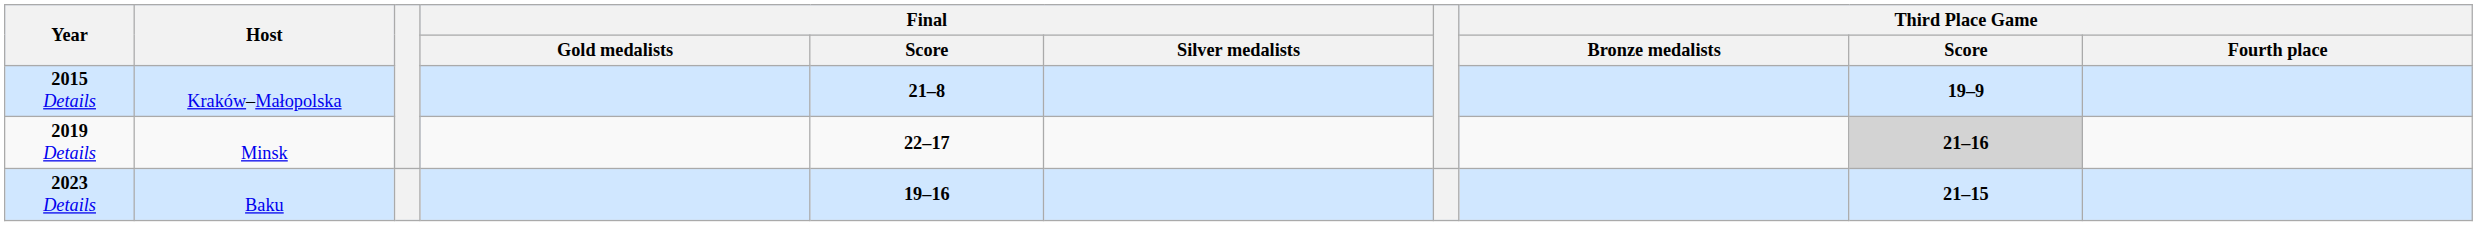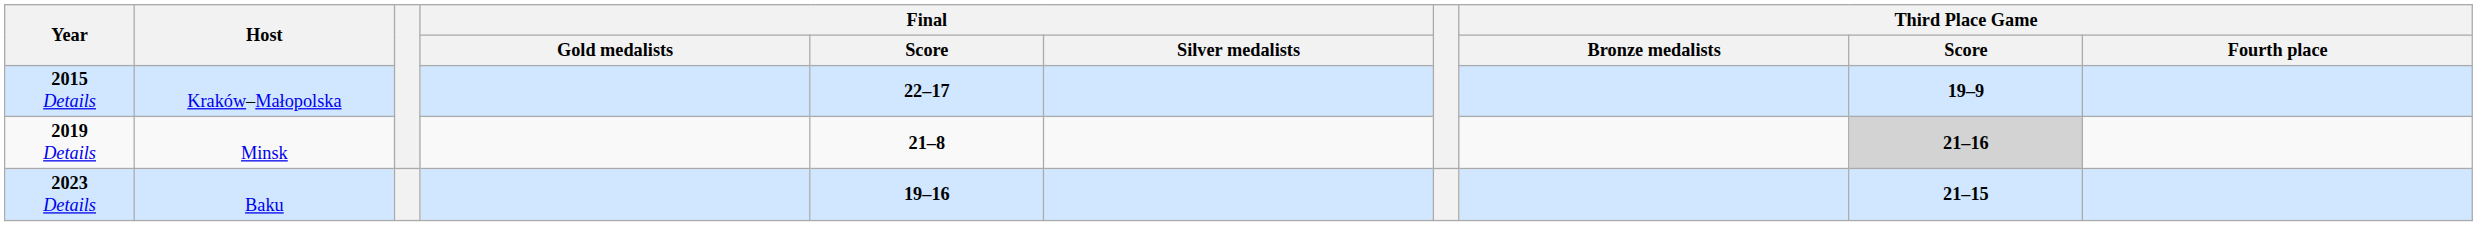(927, 91) 21–8 -> (927, 91) 22–17
(927, 142) 22–17 -> (927, 142) 21–8
